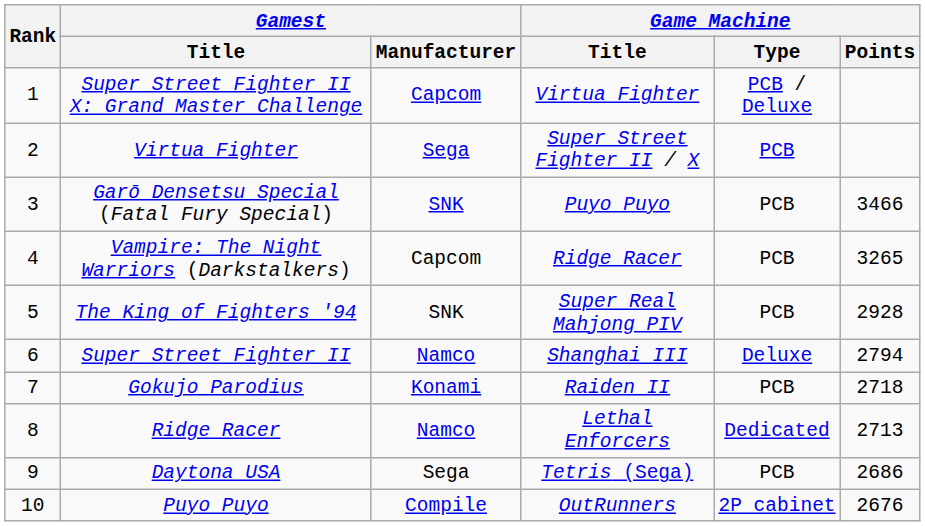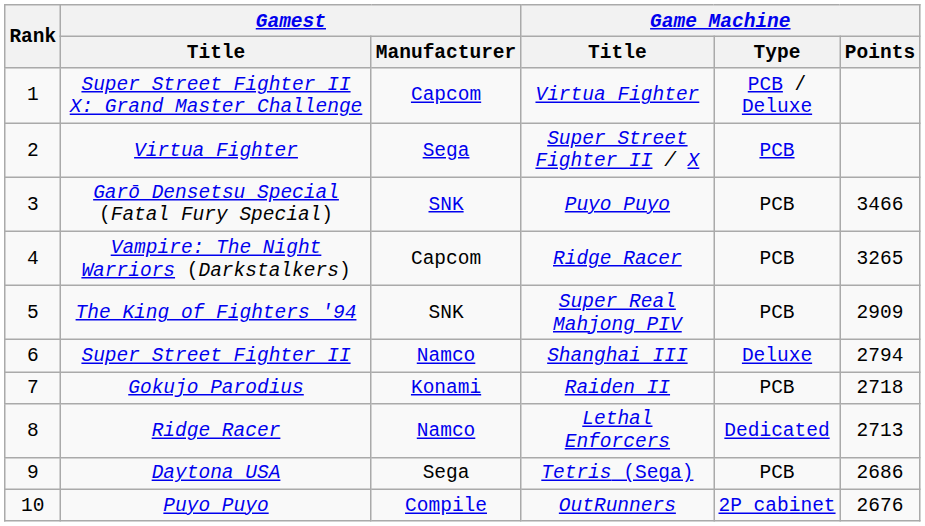(880, 313) 2928 -> (880, 313) 2909
